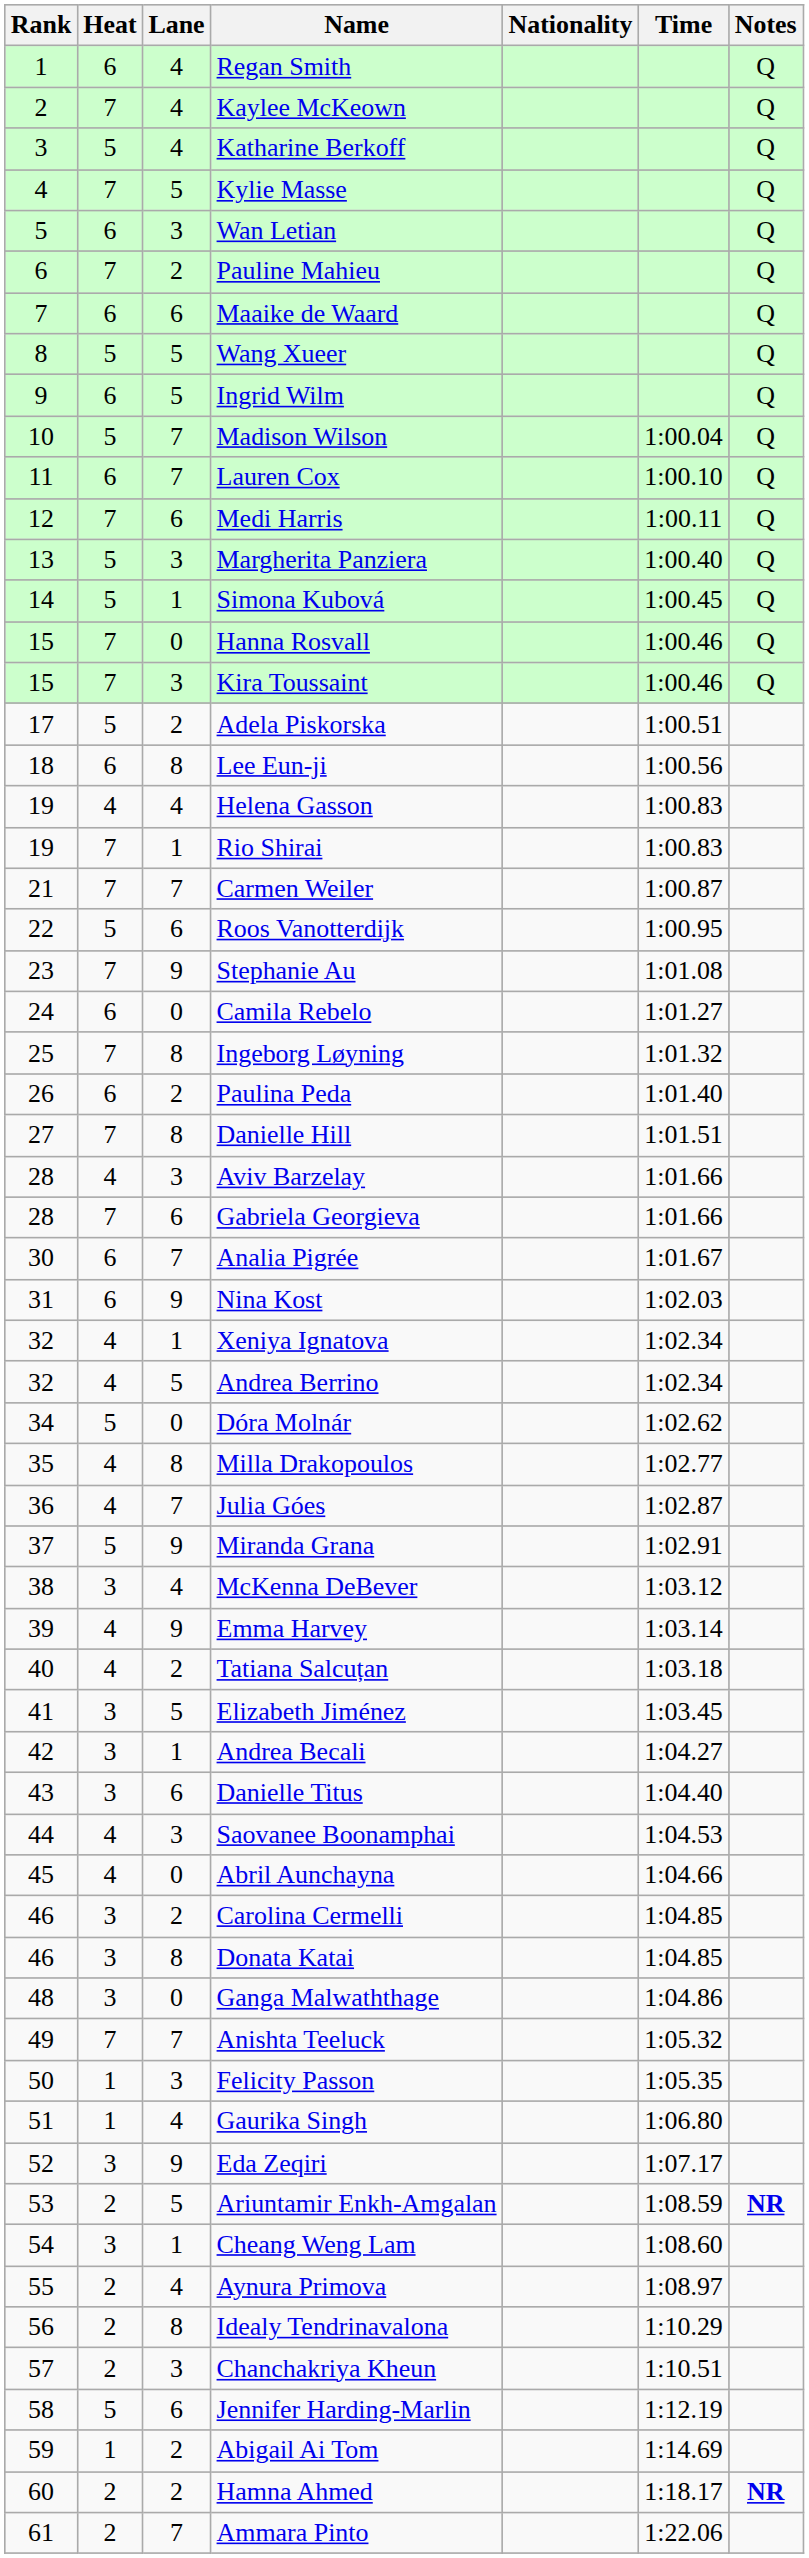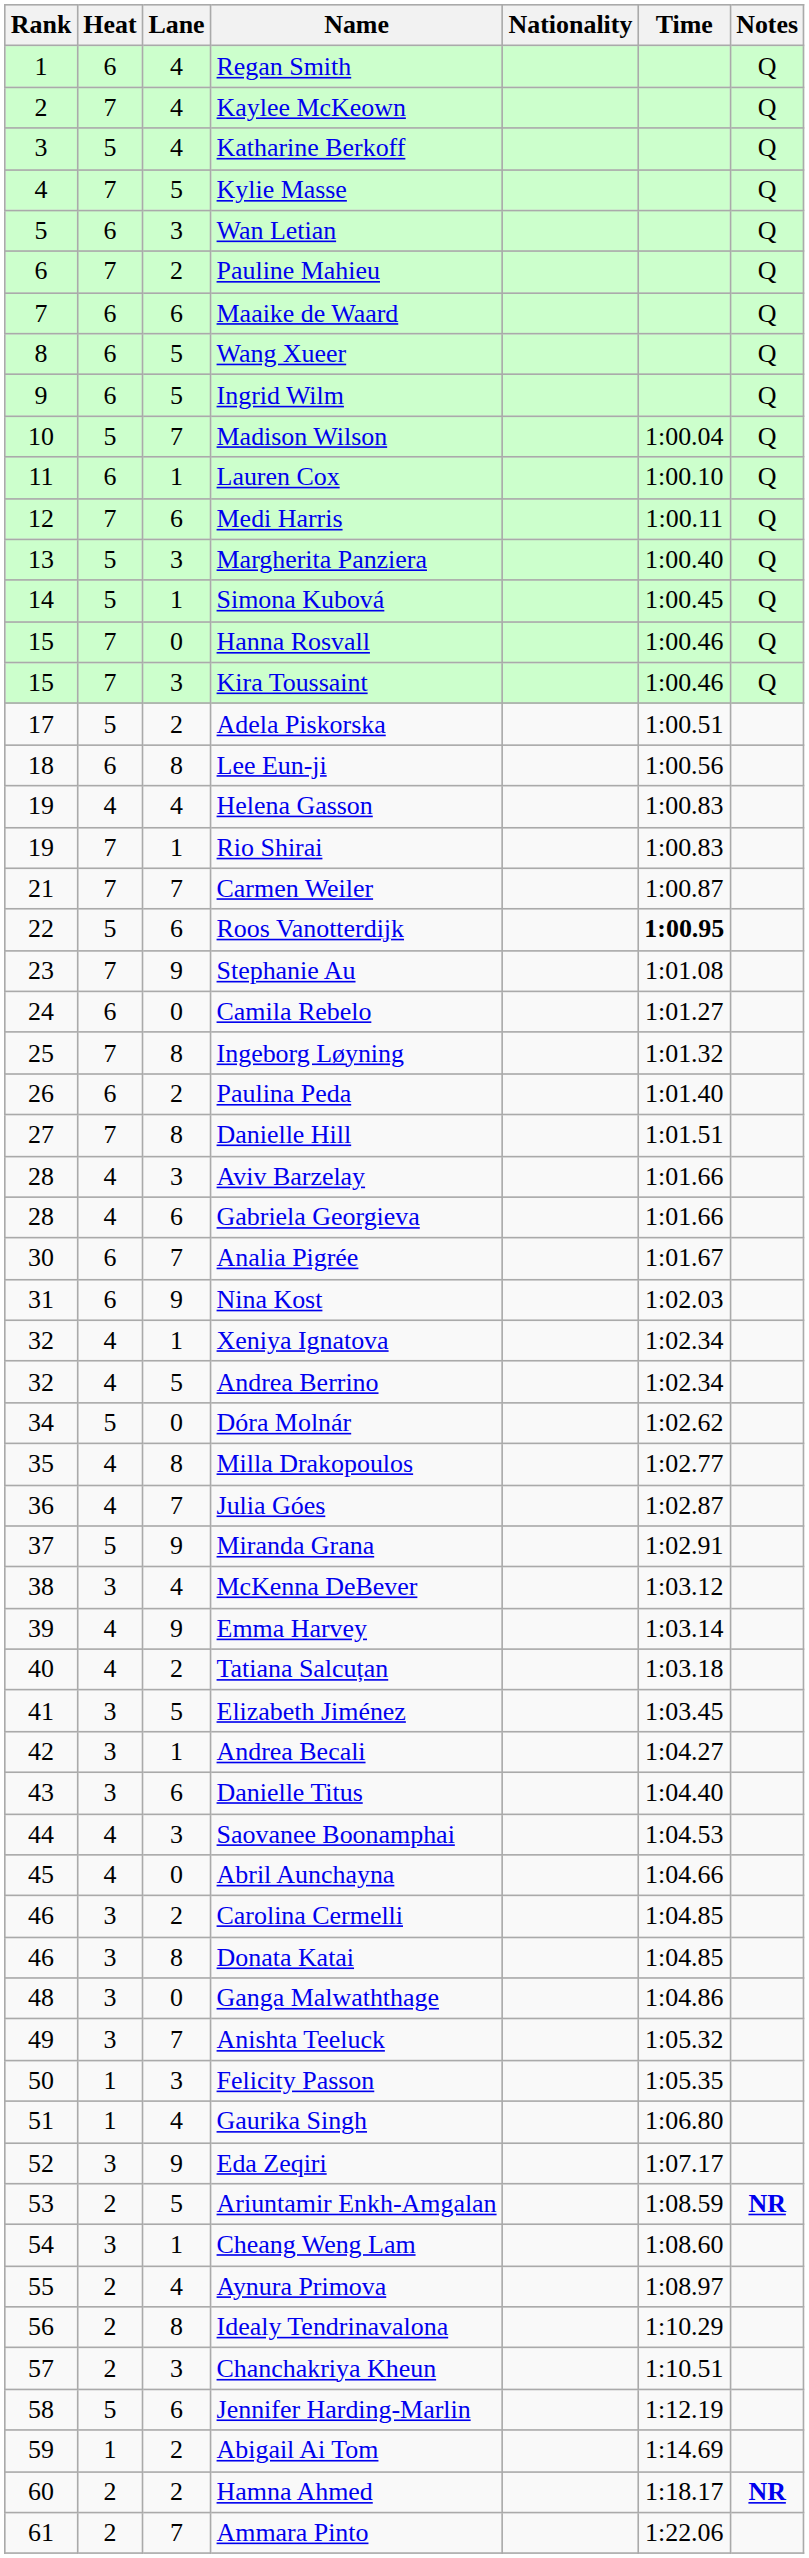(110, 353) 5 -> (110, 353) 6
(177, 477) 7 -> (177, 477) 1
(684, 929) normal -> (684, 929) bold
(110, 1217) 7 -> (110, 1217) 4
(110, 2039) 7 -> (110, 2039) 3
